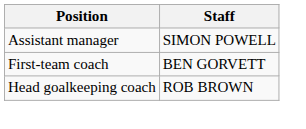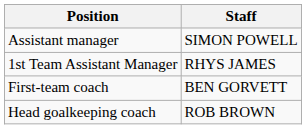+ row: (93, 64)
